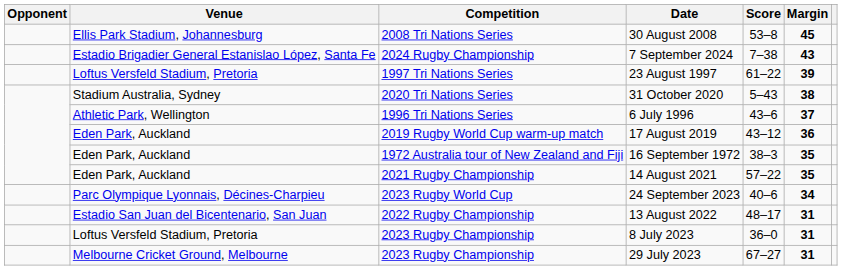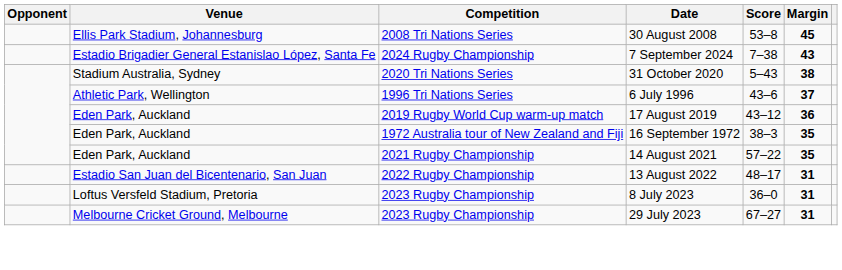- row: (673, 74)
- row: (685, 194)
